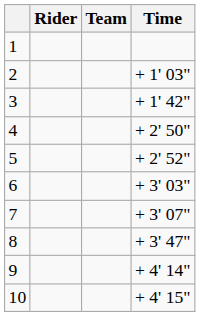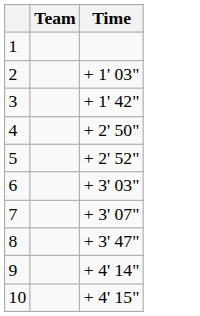- column: (56, 18)
